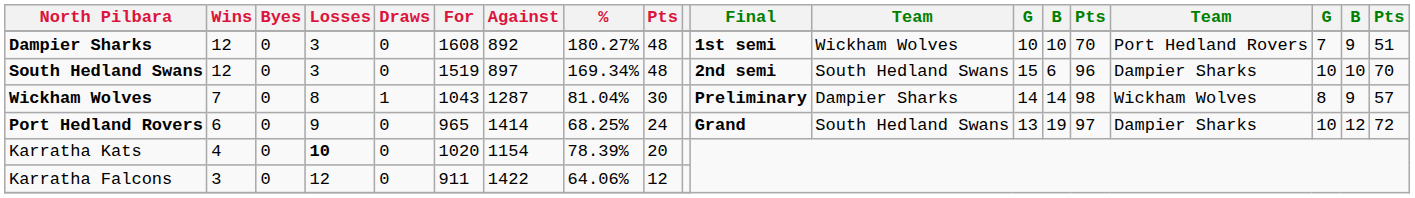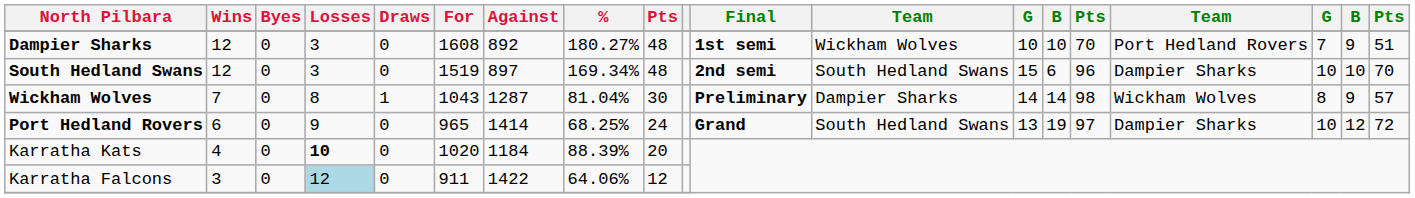(508, 152) 1154 -> (508, 152) 1184
(598, 152) 78.39% -> (598, 152) 88.39%
(320, 179) no background -> (320, 179) lightblue background
